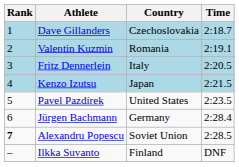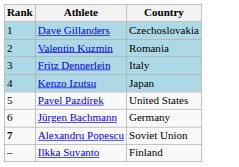- column: (218, 13)
